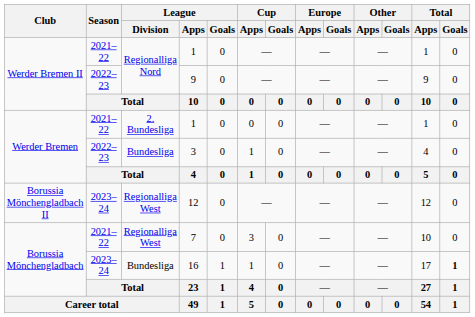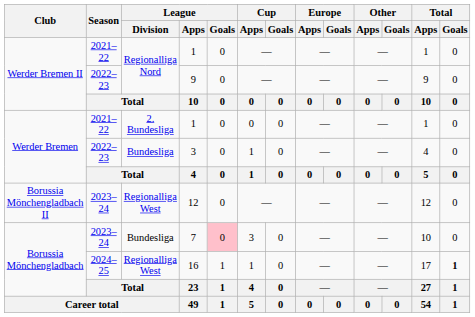(104, 237) 2021–22 -> (104, 237) 2023–24
(150, 237) Regionalliga West -> (150, 237) Bundesliga
(222, 237) no background -> (222, 237) pink background
(104, 265) 2023–24 -> (104, 265) 2024–25
(150, 265) Bundesliga -> (150, 265) Regionalliga West
